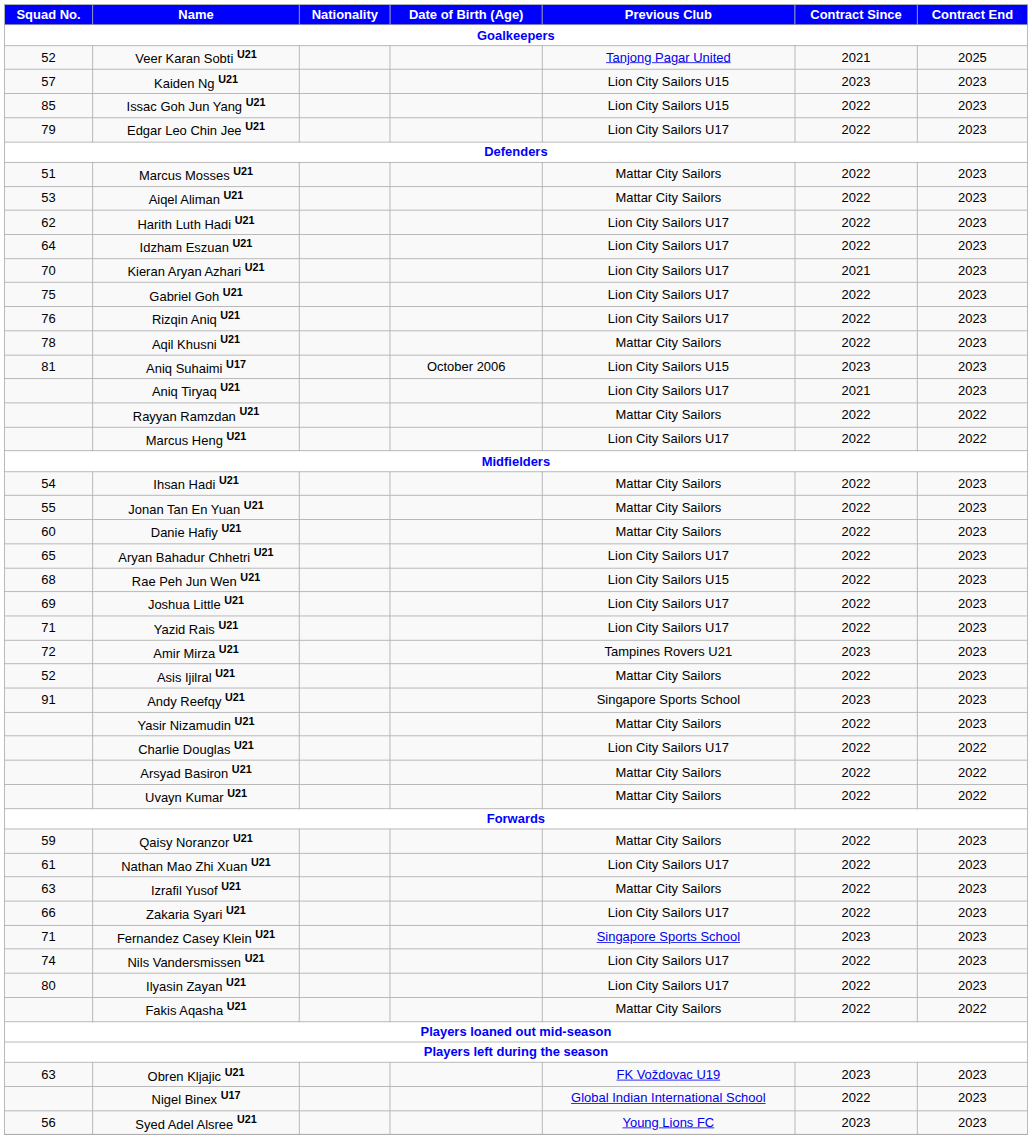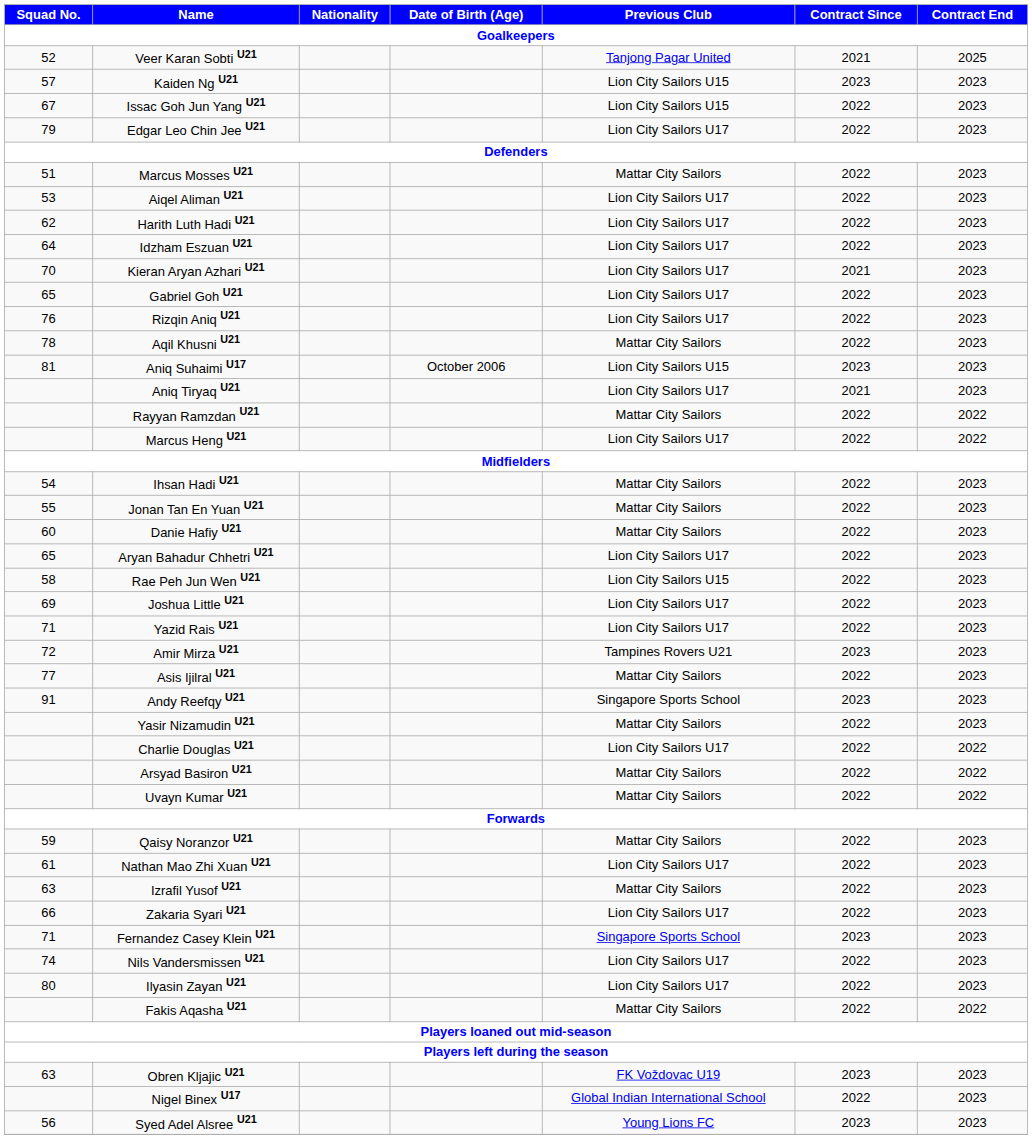(49, 105) 85 -> (49, 105) 67
(668, 198) Mattar City Sailors -> (668, 198) Lion City Sailors U17
(49, 294) 75 -> (49, 294) 65
(49, 579) 68 -> (49, 579) 58
(49, 676) 52 -> (49, 676) 77
